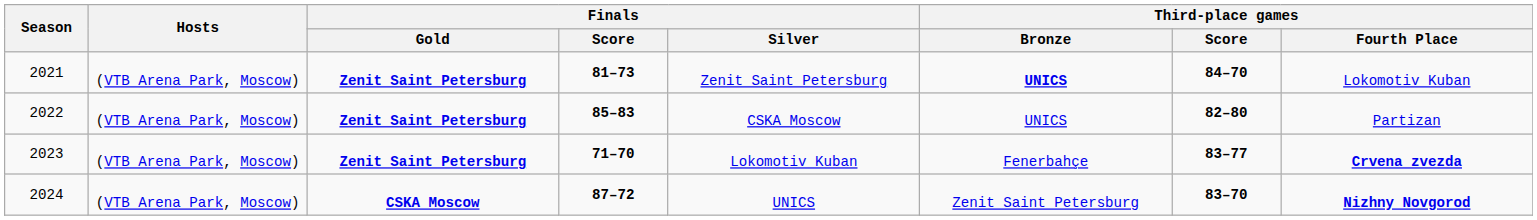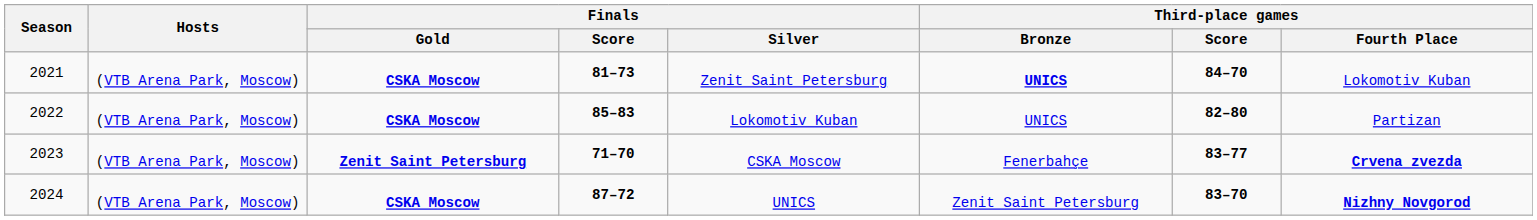(433, 81) Zenit Saint Petersburg -> (433, 81) CSKA Moscow
(433, 121) Zenit Saint Petersburg -> (433, 121) CSKA Moscow
(794, 121) CSKA Moscow -> (794, 121) Lokomotiv Kuban
(794, 162) Lokomotiv Kuban -> (794, 162) CSKA Moscow
